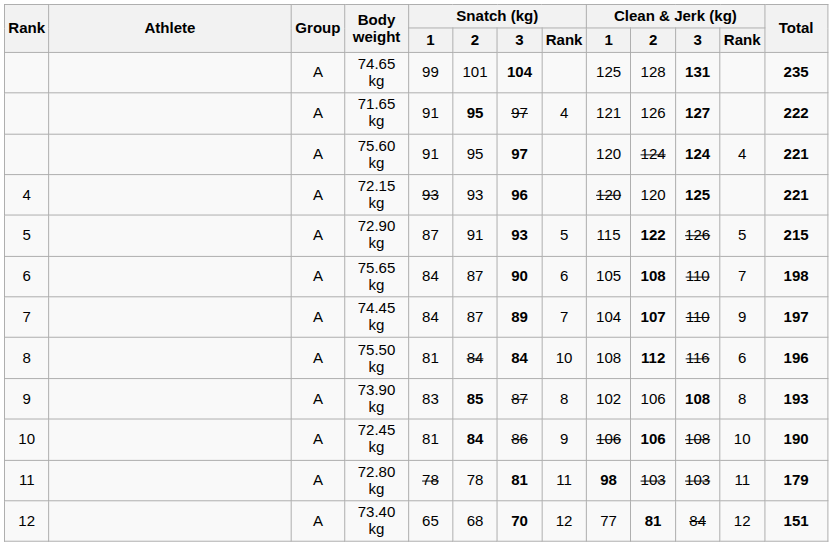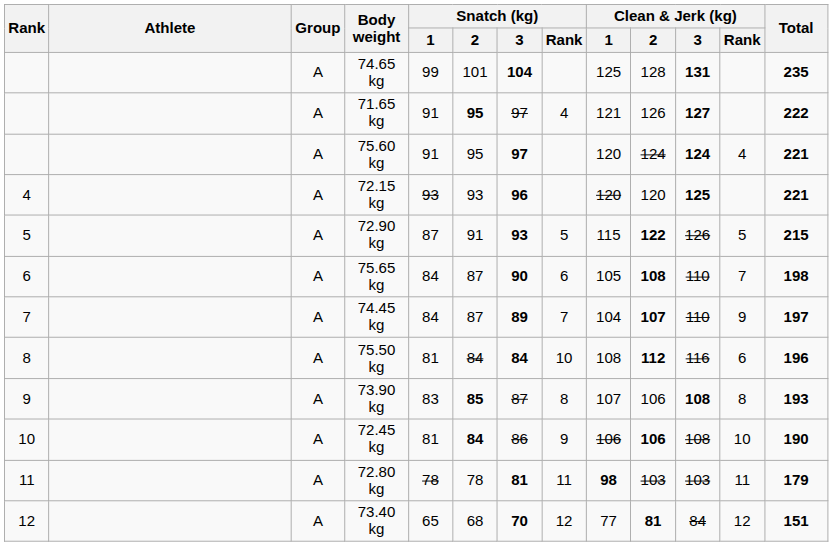(609, 398) 102 -> (609, 398) 107
